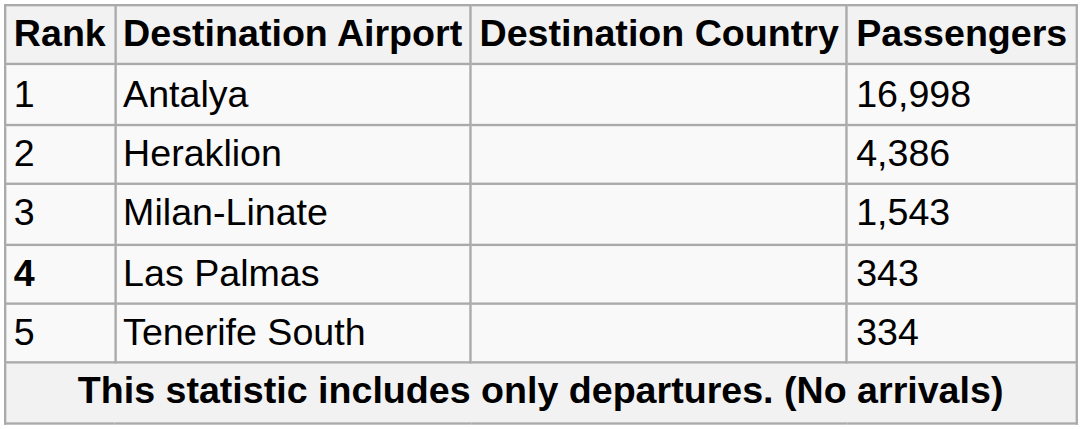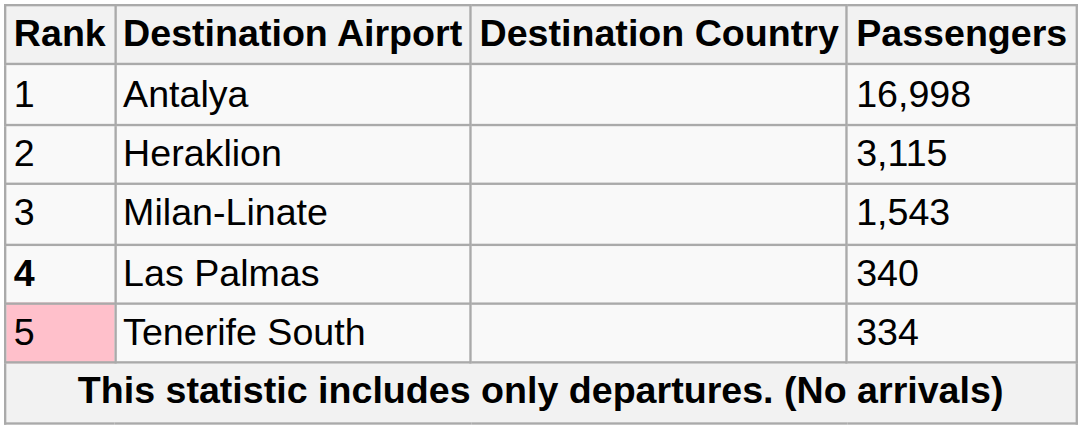(903, 153) 4,386 -> (902, 153) 3,115
(888, 272) 343 -> (888, 272) 340
(24, 332) no background -> (24, 332) pink background
